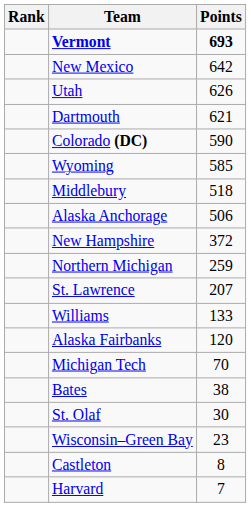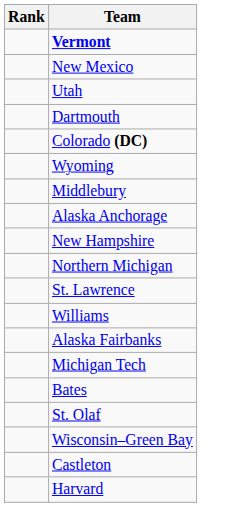- column: (221, 16)
